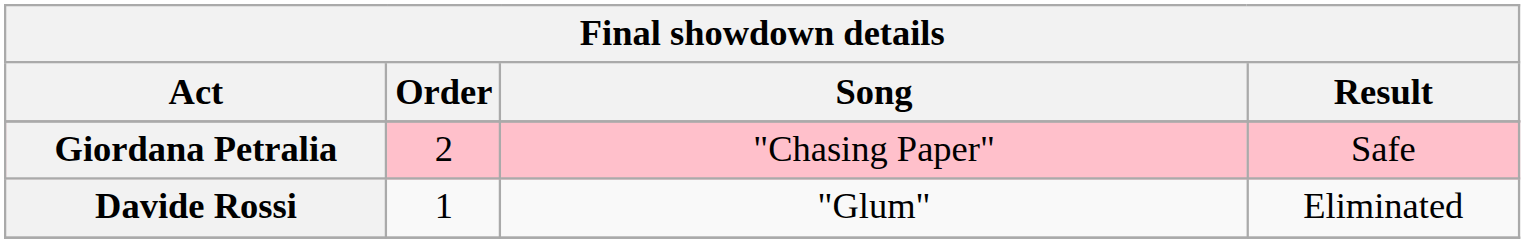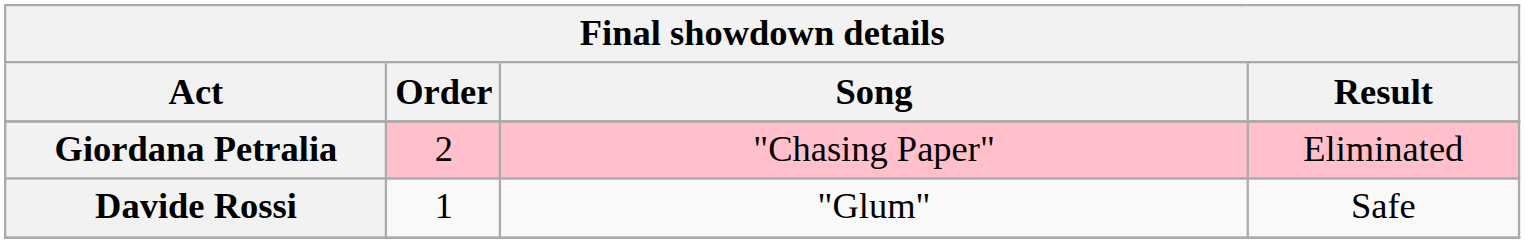(1383, 149) Safe -> (1383, 149) Eliminated
(1383, 206) Eliminated -> (1383, 206) Safe
